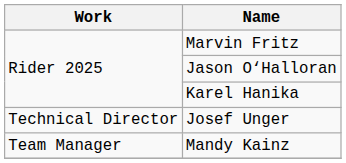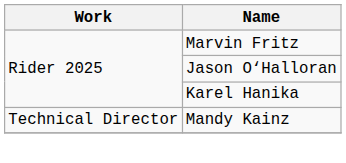- row: (238, 120)
(65, 146) Team Manager -> (93, 120) Technical Director
